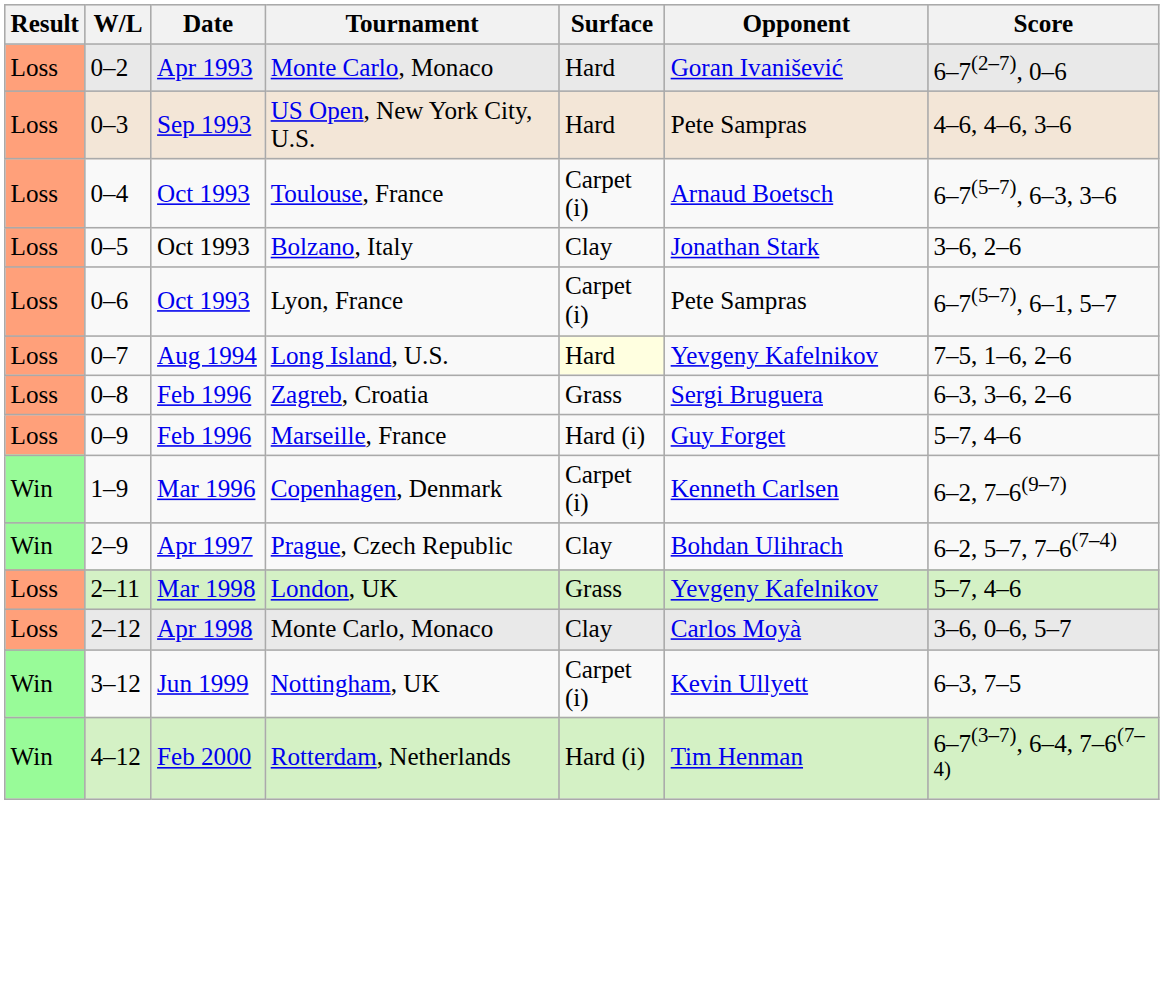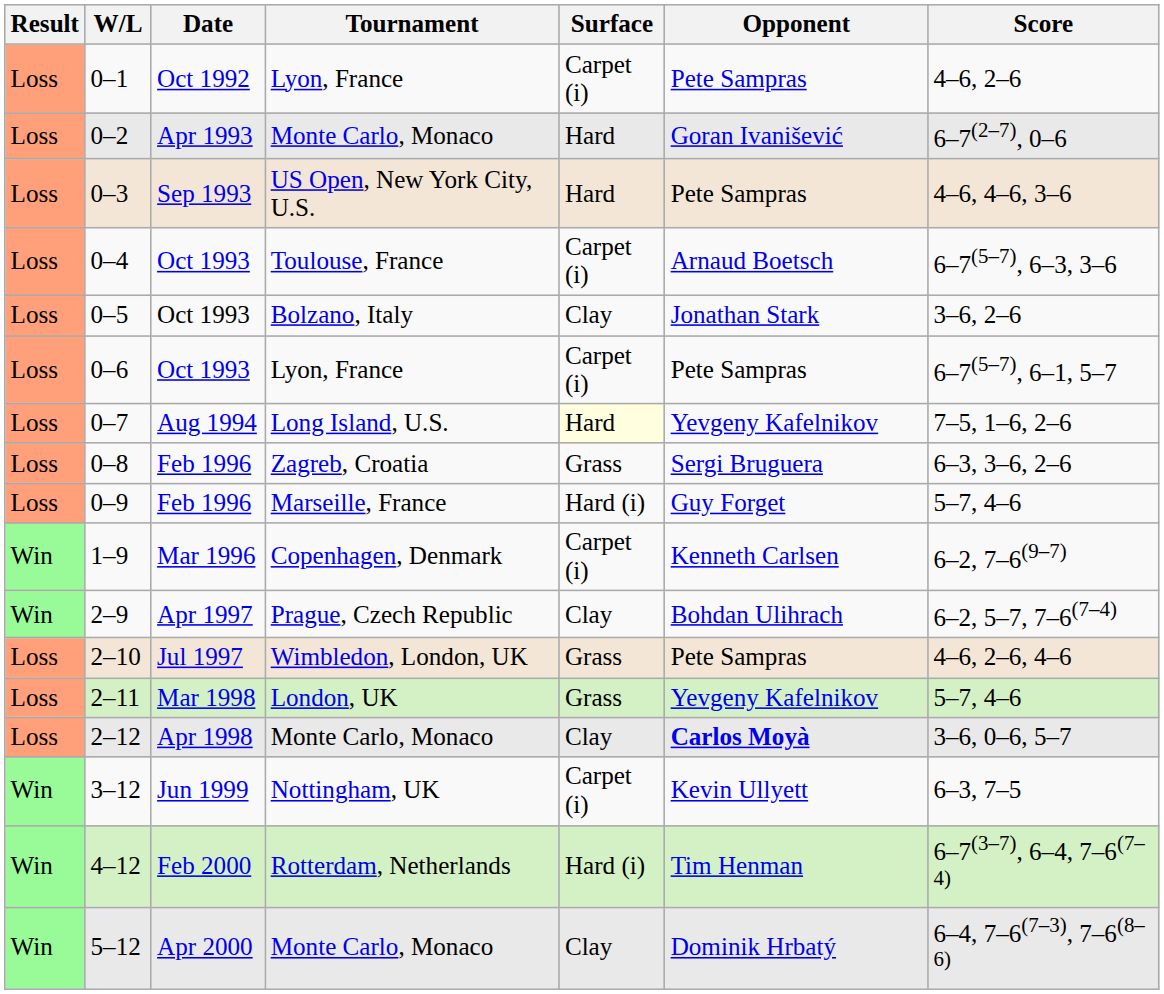+ row: (109, 78)
+ row: (116, 657)
(736, 629) normal -> (740, 737) bold
+ row: (116, 947)
